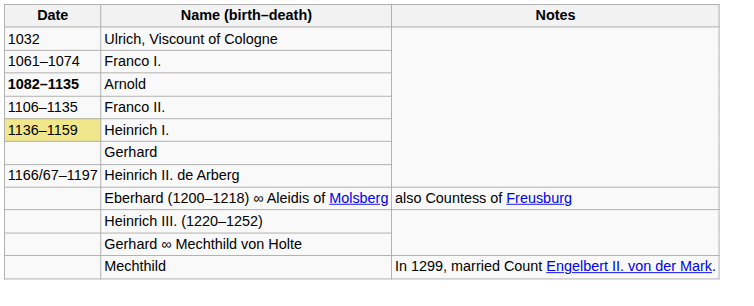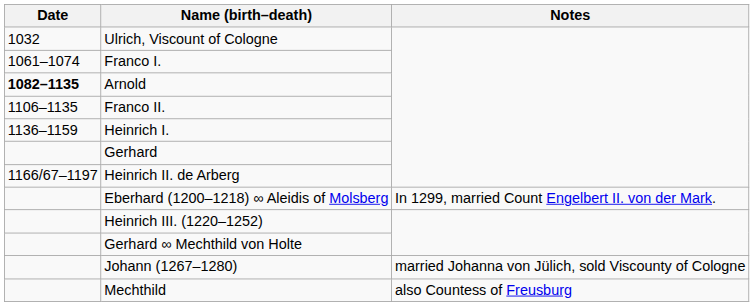(43, 130) khaki background -> (43, 130) no background
(483, 198) also Countess of Freusburg -> (556, 198) In 1299, married Count Engelbert II. von der Mark.
+ row: (171, 267)
(556, 267) In 1299, married Count Engelbert II. von der Mark. -> (483, 289) also Countess of Freusburg
